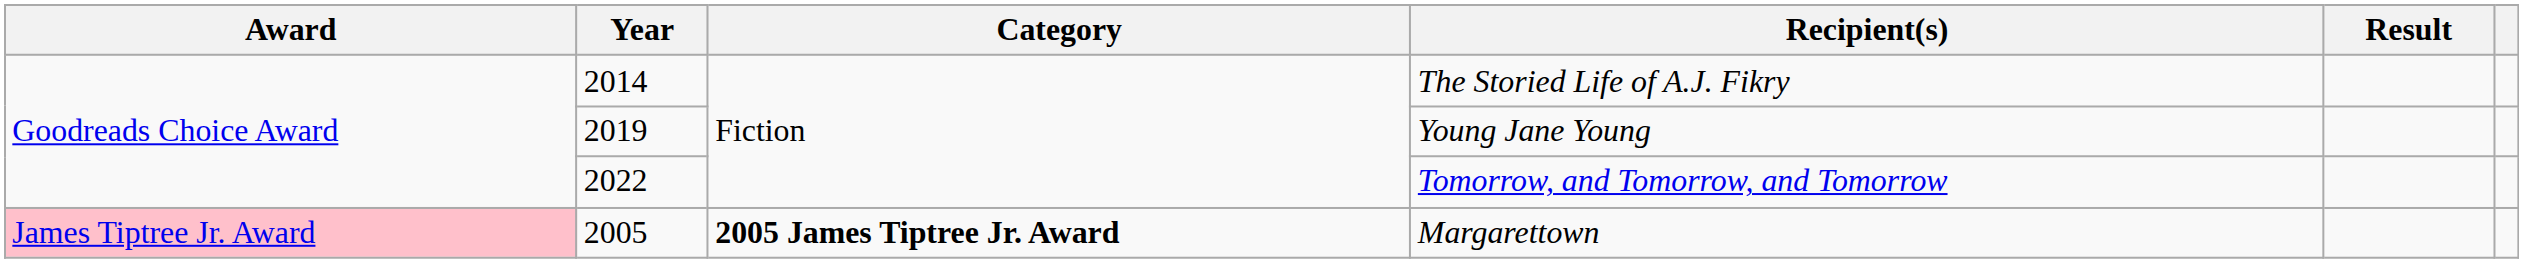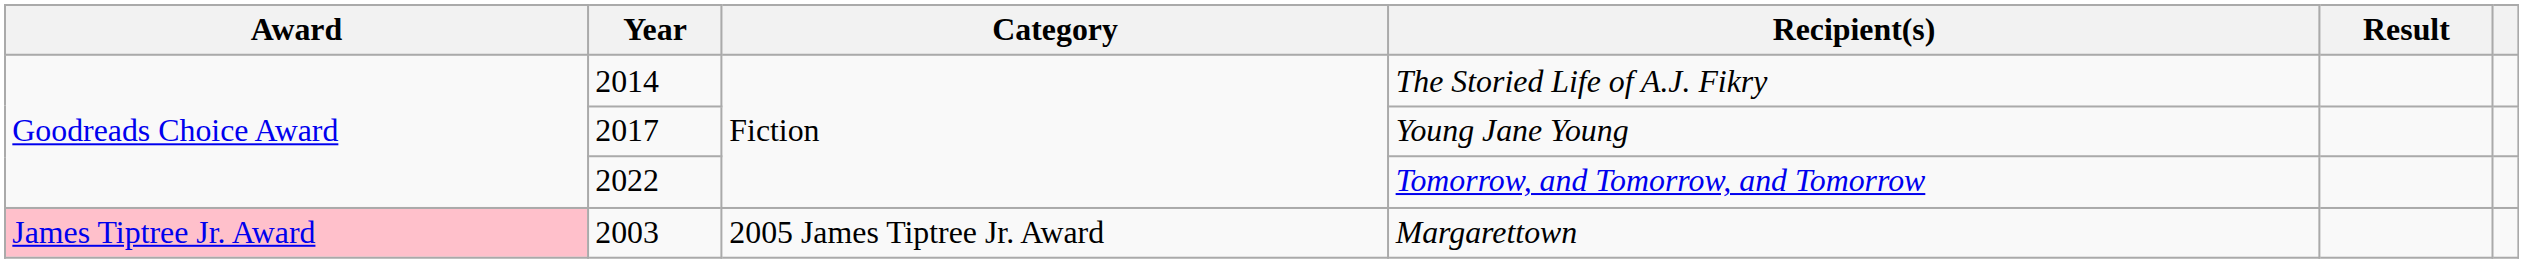(616, 130) 2019 -> (627, 130) 2017
(616, 231) 2005 -> (627, 231) 2003
(917, 231) bold -> (917, 231) normal
